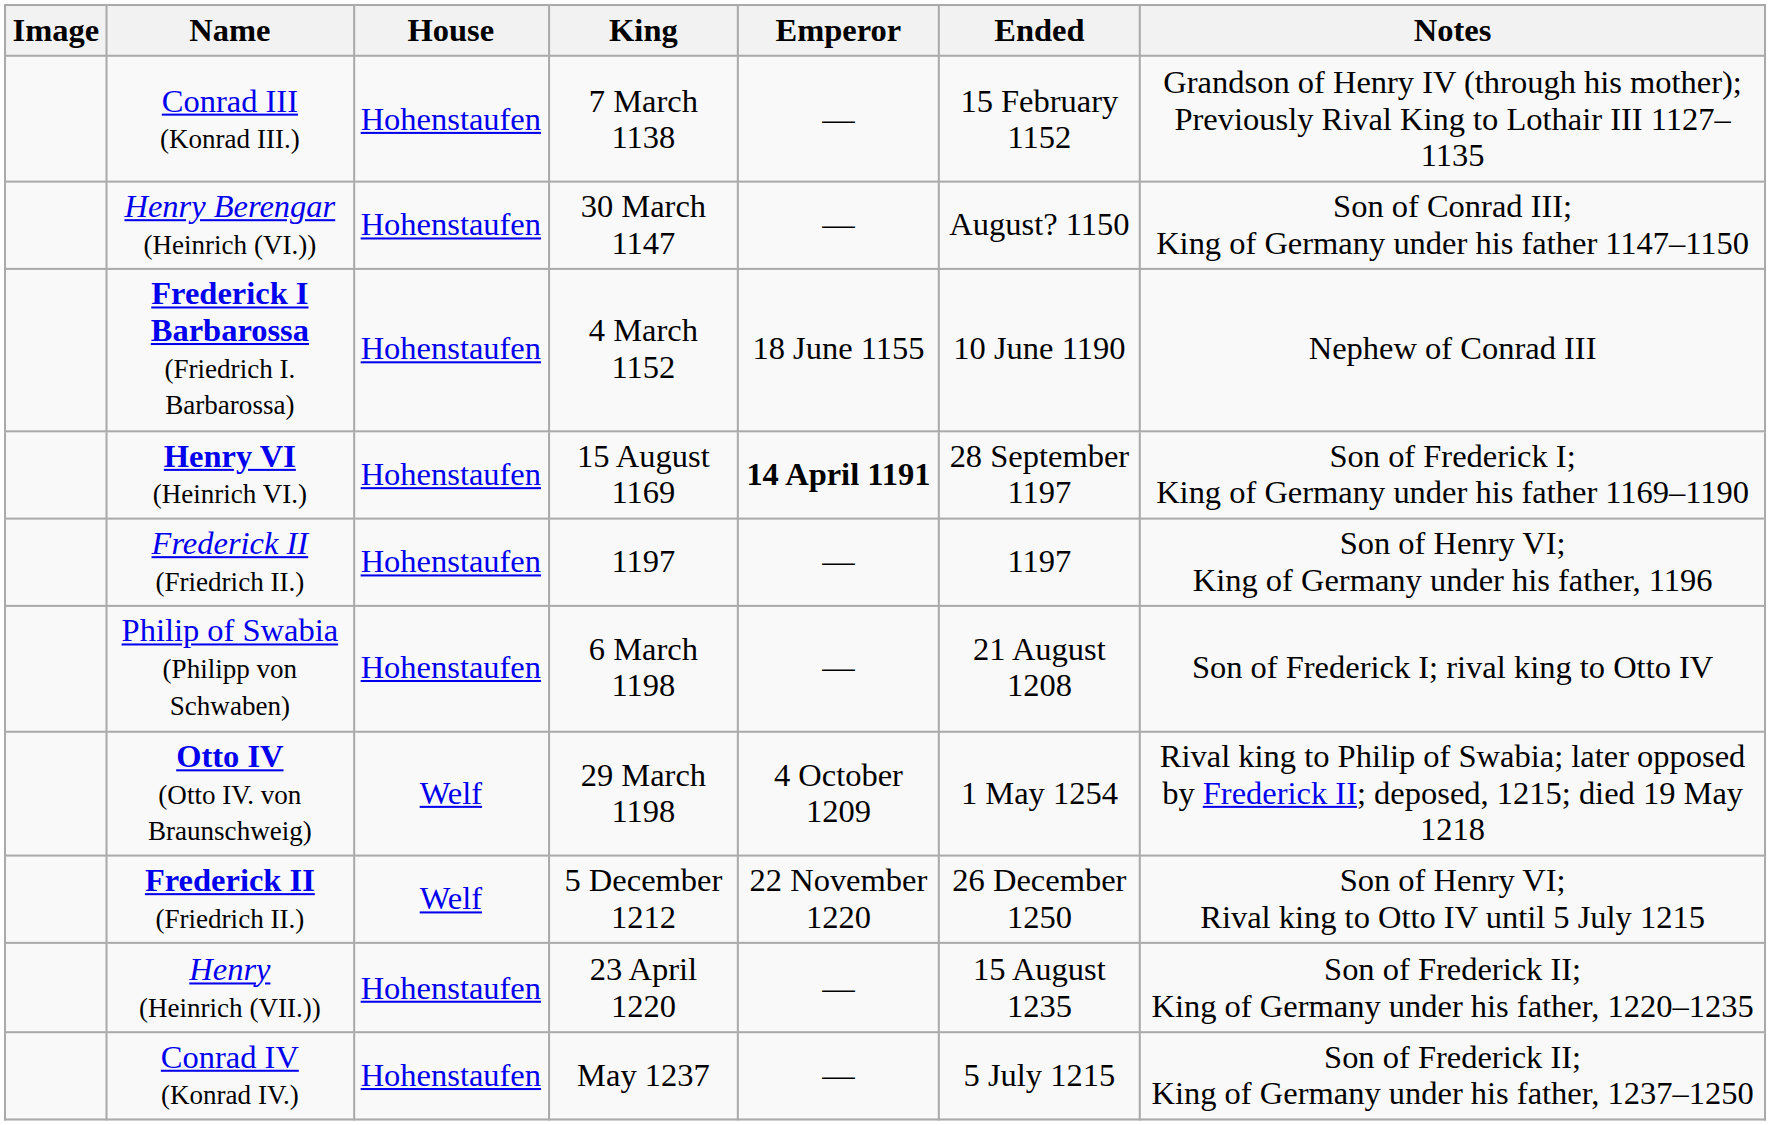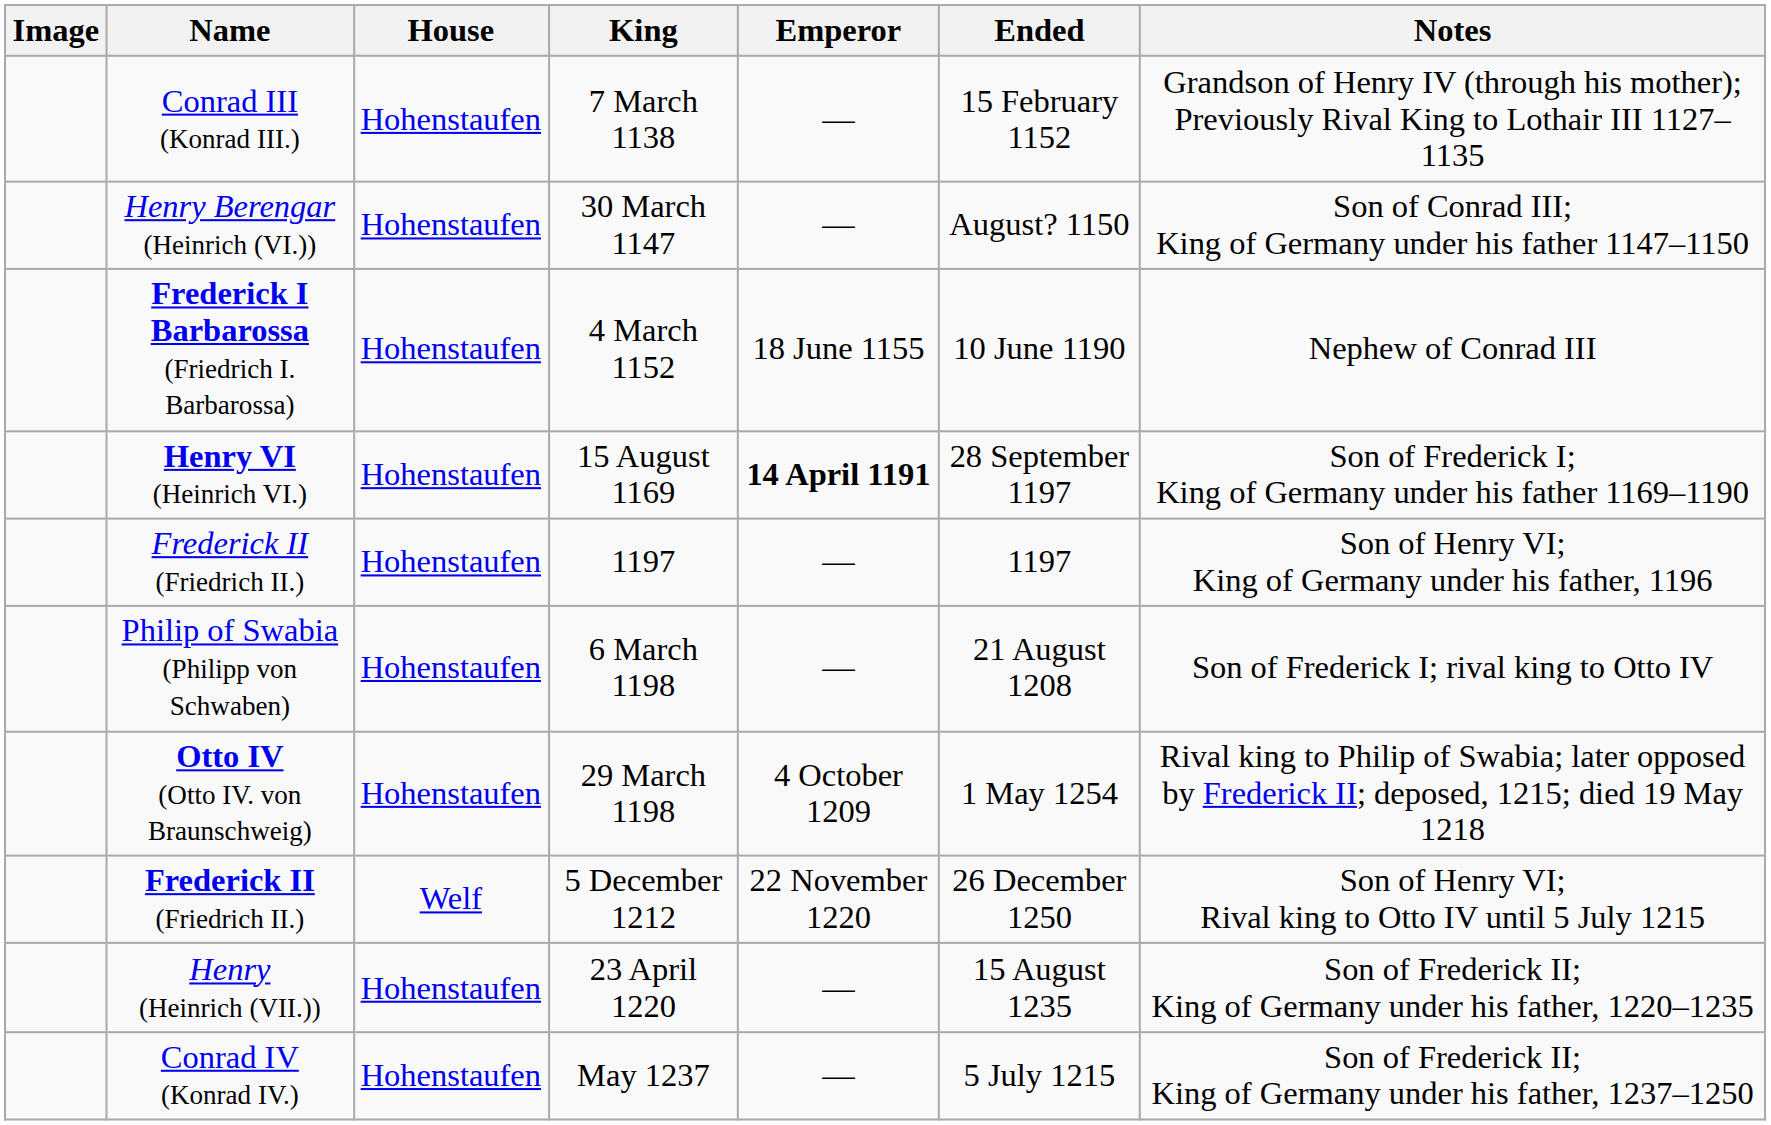(451, 792) Welf -> (451, 792) Hohenstaufen
